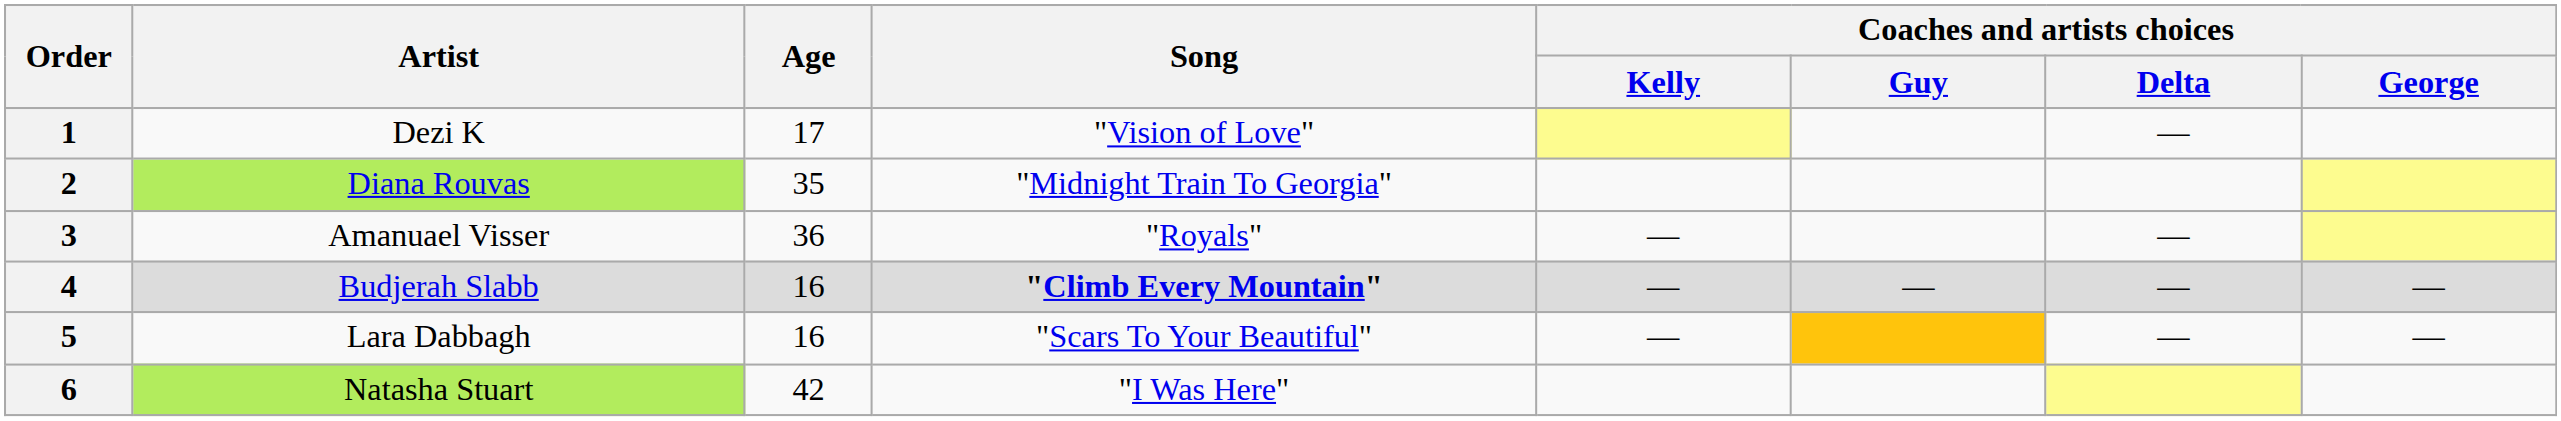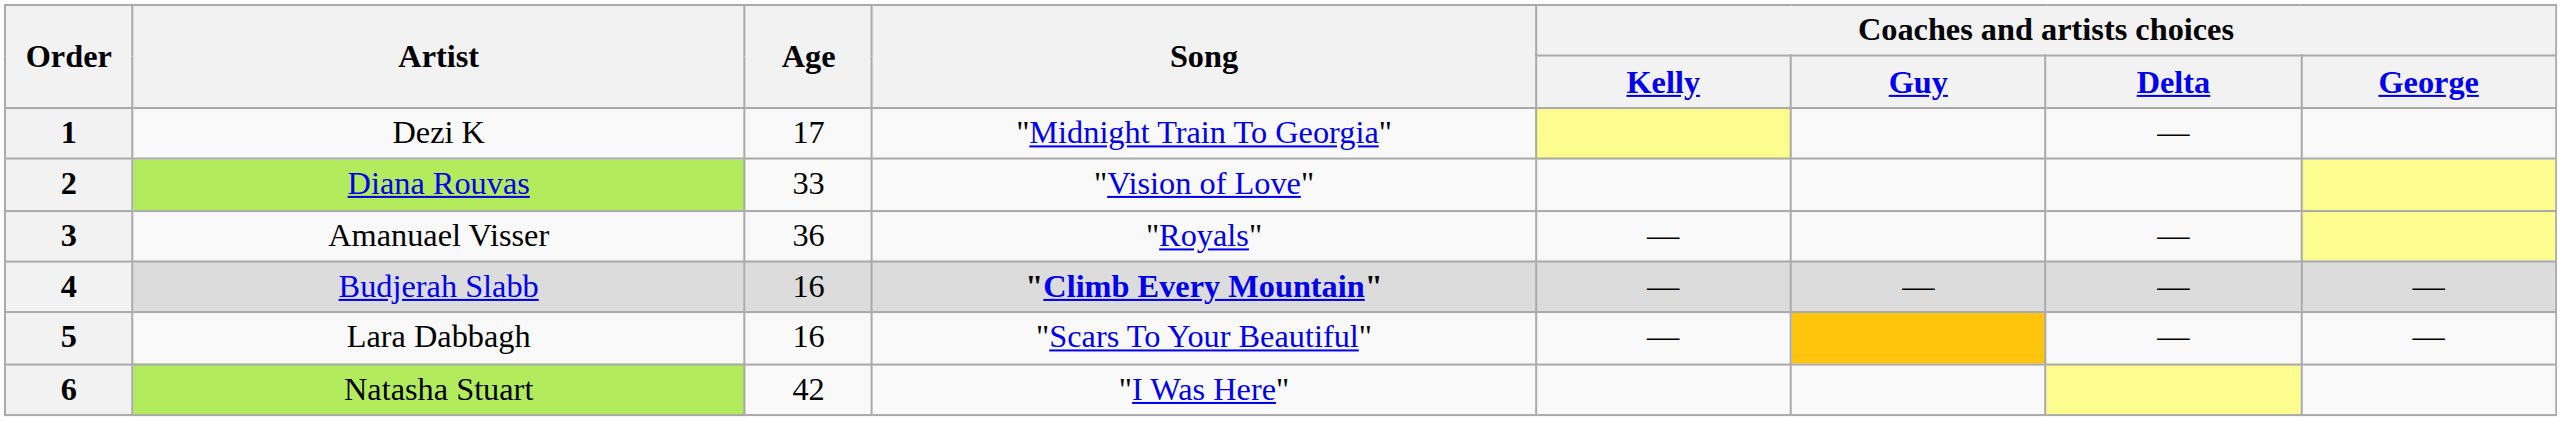(1204, 132) "Vision of Love" -> (1204, 132) "Midnight Train To Georgia"
(809, 183) 35 -> (809, 183) 33
(1204, 183) "Midnight Train To Georgia" -> (1204, 183) "Vision of Love"
